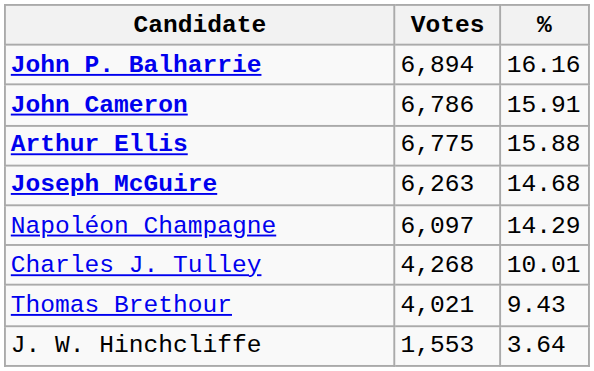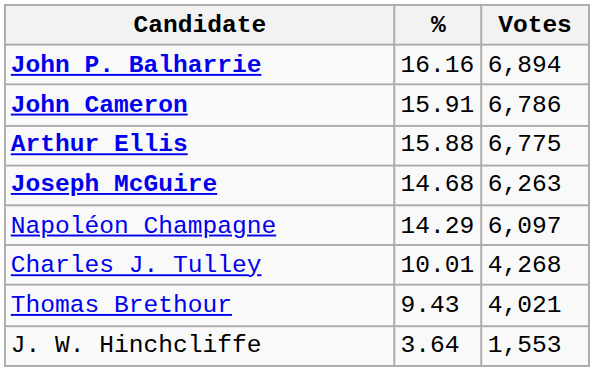columns swapped: (448, 25) <-> (544, 25)
